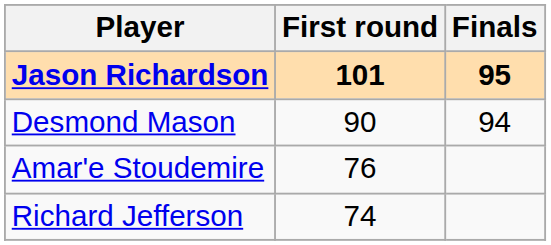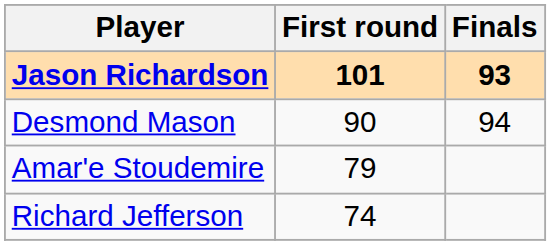(495, 74) 95 -> (495, 74) 93
(360, 168) 76 -> (360, 168) 79
